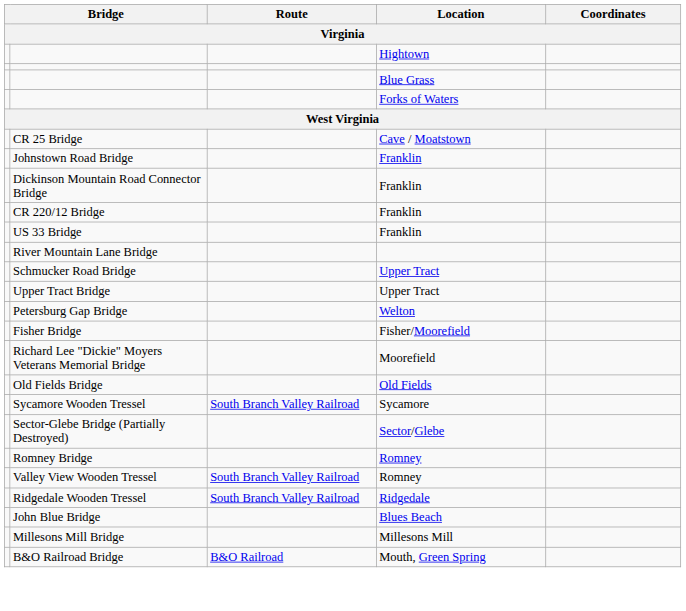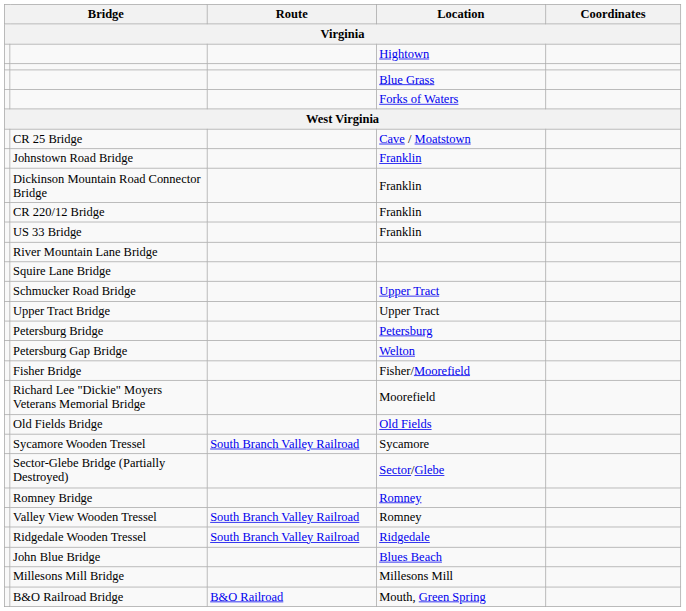+ row: (62, 271)
+ row: (58, 331)
